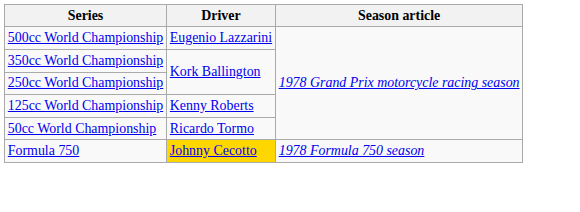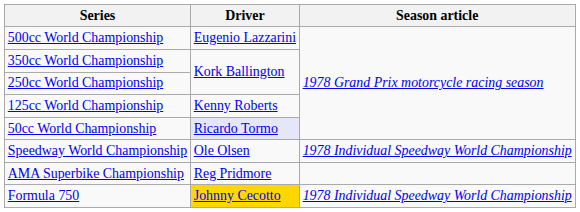(212, 128) no background -> (236, 128) lavender background
+ row: (97, 151)
+ row: (96, 173)
(352, 151) 1978 Formula 750 season -> (437, 196) 1978 Individual Speedway World Championship
